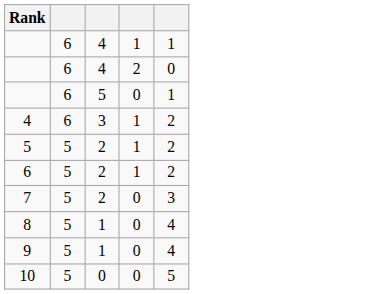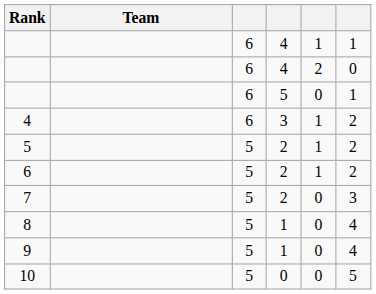+ column: (141, 17)
